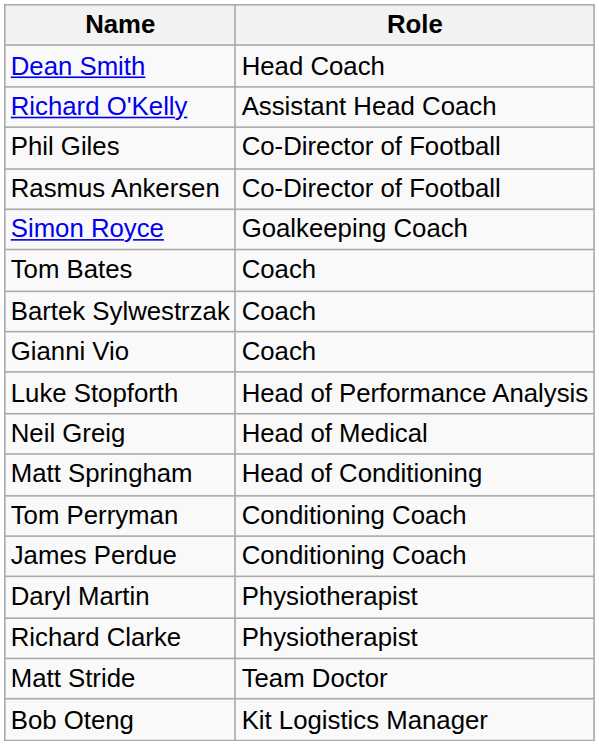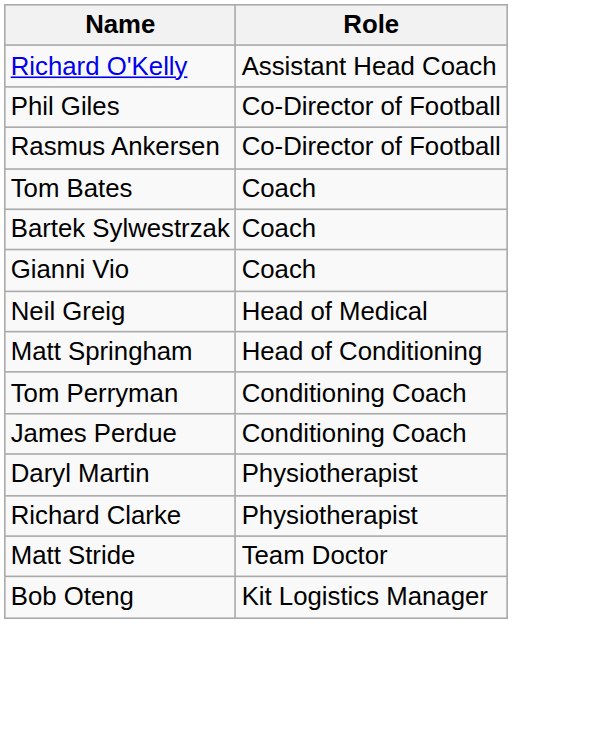- row: (78, 65)
- row: (87, 229)
- row: (95, 392)
